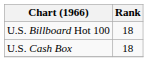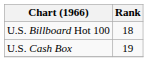(128, 48) 18 -> (128, 48) 19
